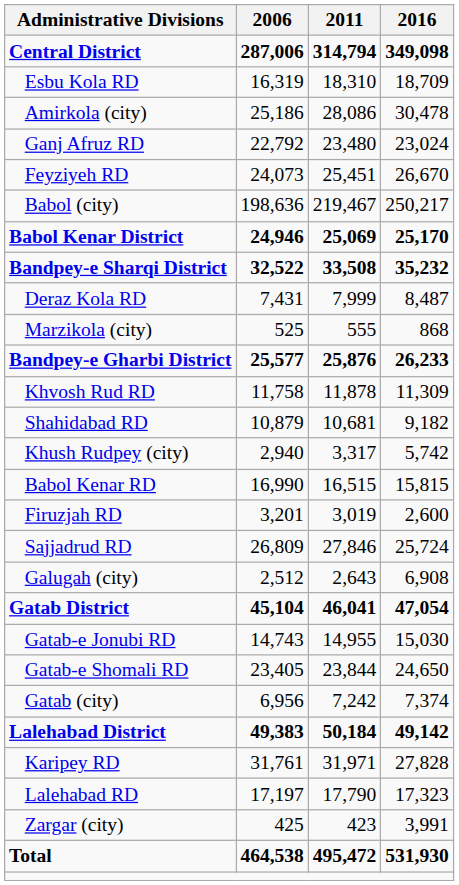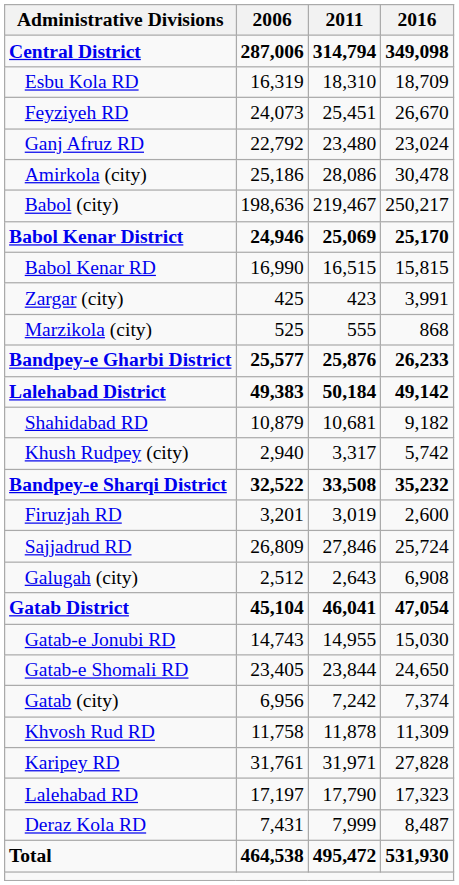rows swapped: (77, 174) <-> (86, 112)
rows swapped: (90, 484) <-> (118, 267)
rows swapped: (85, 298) <-> (74, 824)
rows swapped: (90, 391) <-> (87, 732)
